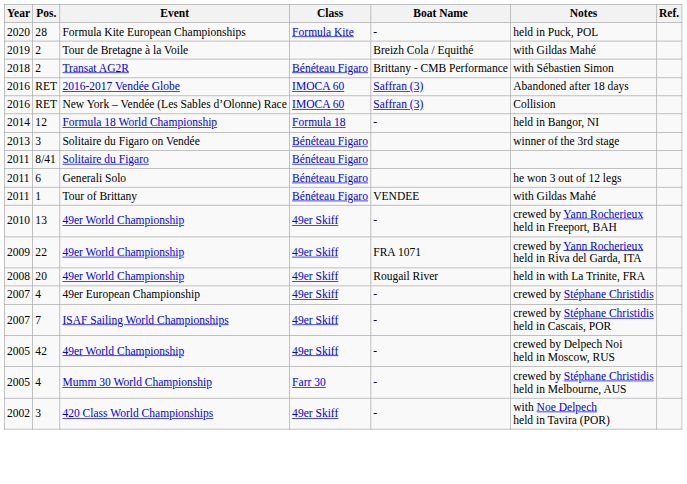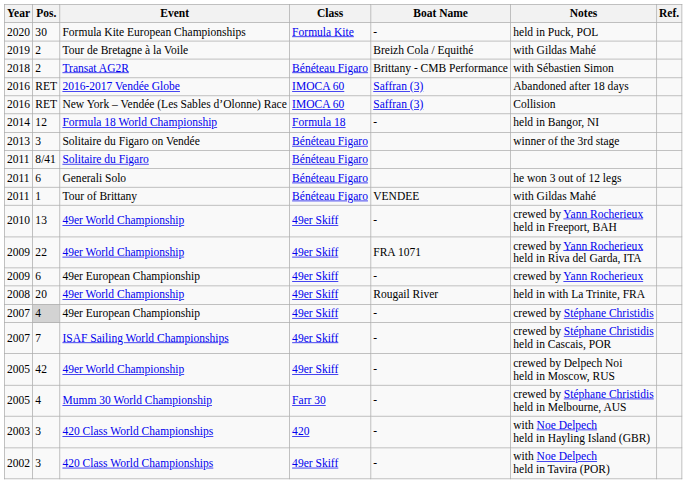(41, 31) 28 -> (41, 31) 30
+ row: (19, 277)
(38, 295) no background -> (38, 313) lightgrey background
+ row: (19, 432)
